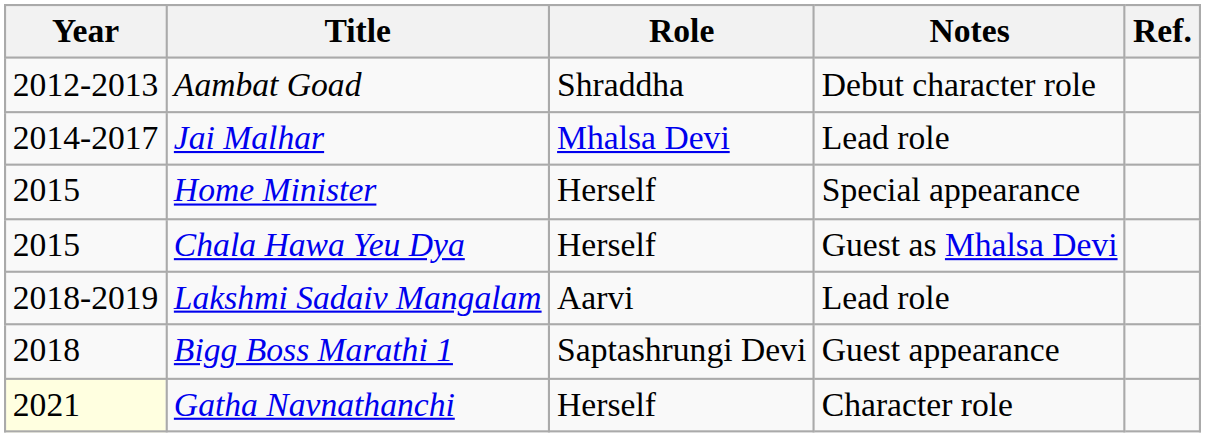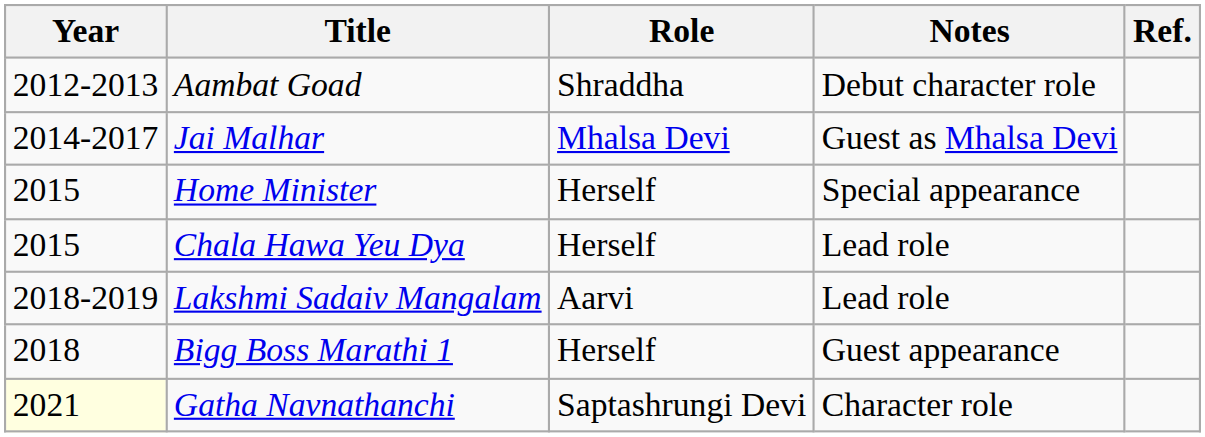(886, 137) Lead role -> (970, 137) Guest as Mhalsa Devi
(970, 244) Guest as Mhalsa Devi -> (886, 244) Lead role
(682, 350) Saptashrungi Devi -> (607, 350) Herself
(607, 404) Herself -> (682, 404) Saptashrungi Devi
